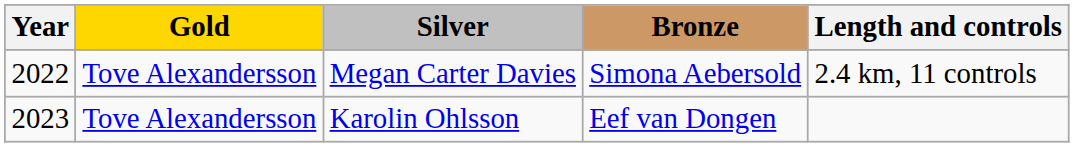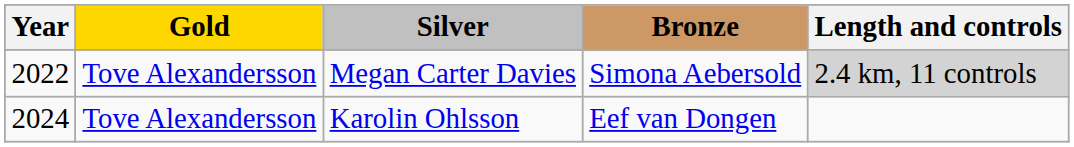(926, 73) no background -> (926, 73) lightgrey background
(40, 118) 2023 -> (40, 118) 2024
